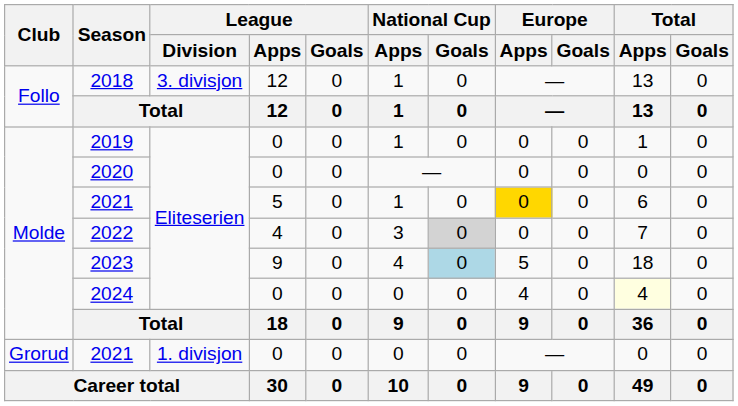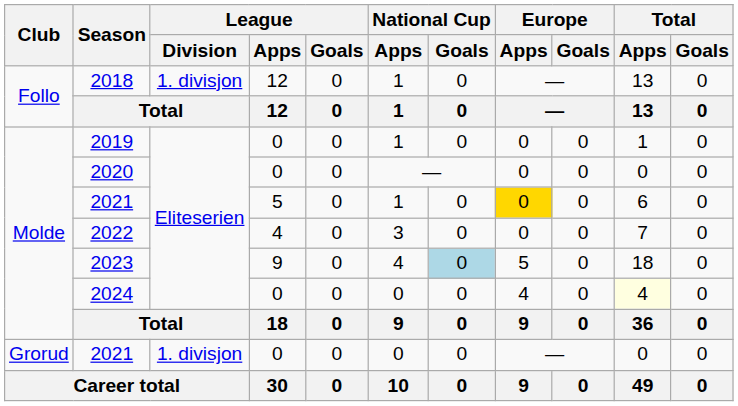(200, 80) 3. divisjon -> (200, 80) 1. divisjon
(462, 232) lightgrey background -> (462, 232) no background
